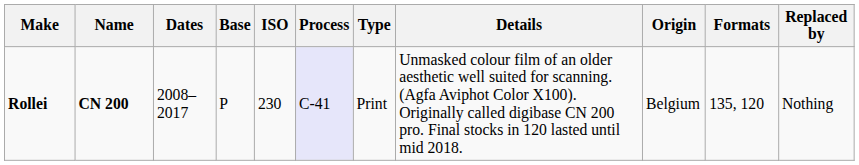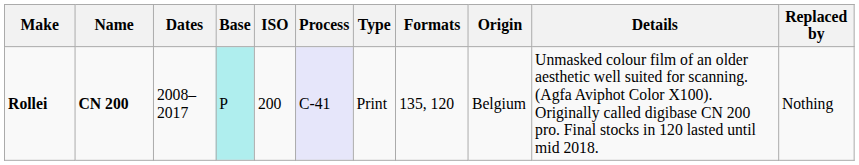columns swapped: (519, 25) <-> (742, 25)
(224, 103) no background -> (224, 103) paleturquoise background
(270, 103) 230 -> (270, 103) 200
